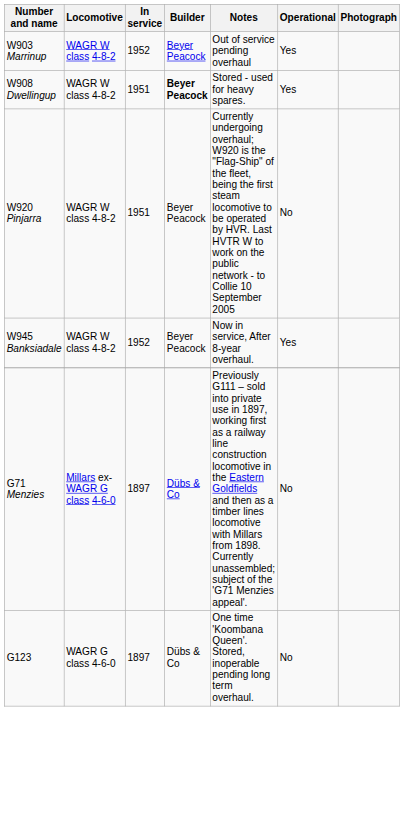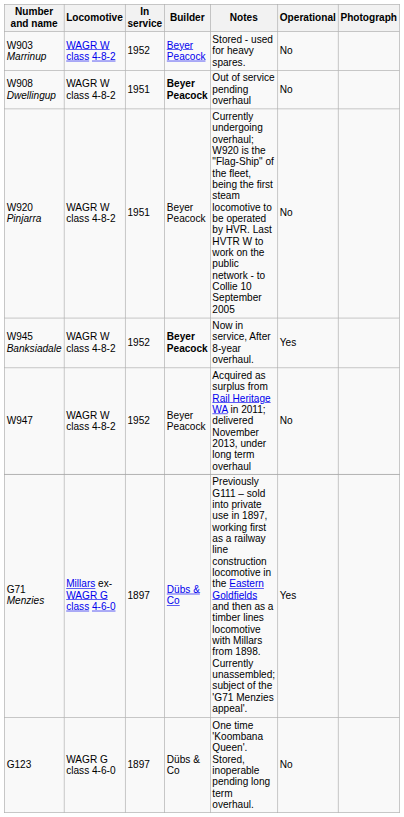(243, 51) Out of service pending overhaul -> (243, 51) Stored - used for heavy spares.
(288, 51) Yes -> (286, 51) No
(243, 89) Stored - used for heavy spares. -> (243, 89) Out of service pending overhaul
(288, 89) Yes -> (286, 89) No
(186, 342) normal -> (187, 342) bold
+ row: (20, 421)
(286, 489) No -> (288, 596) Yes
